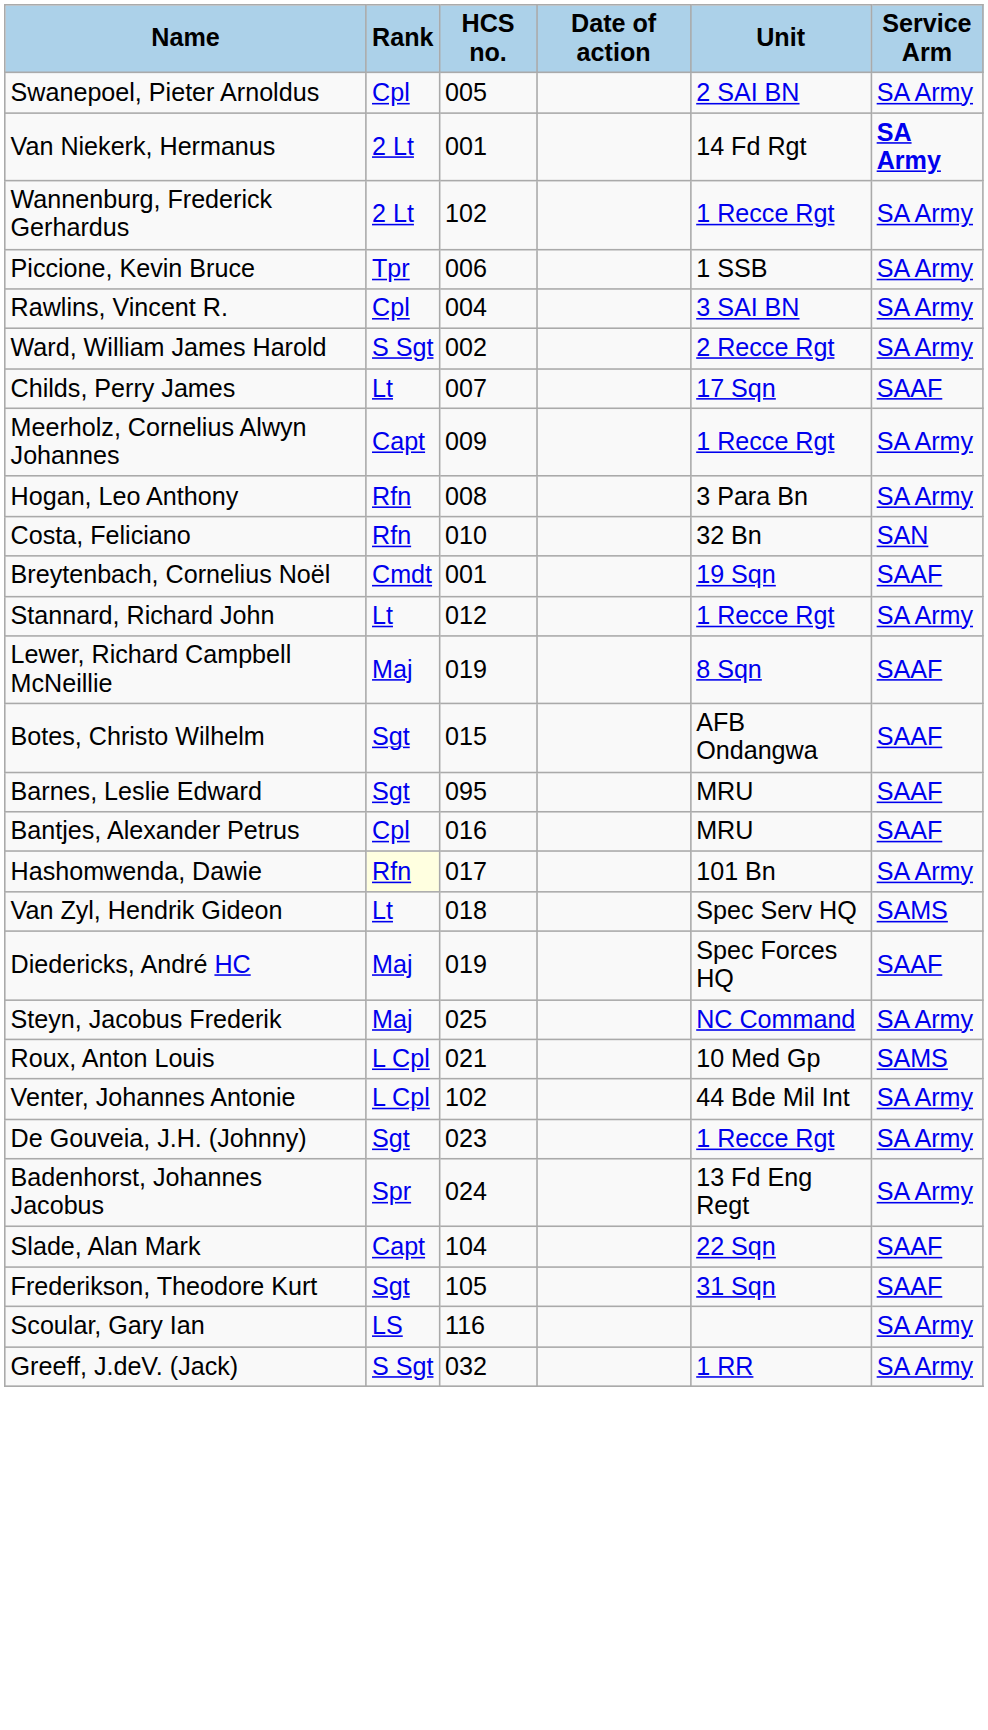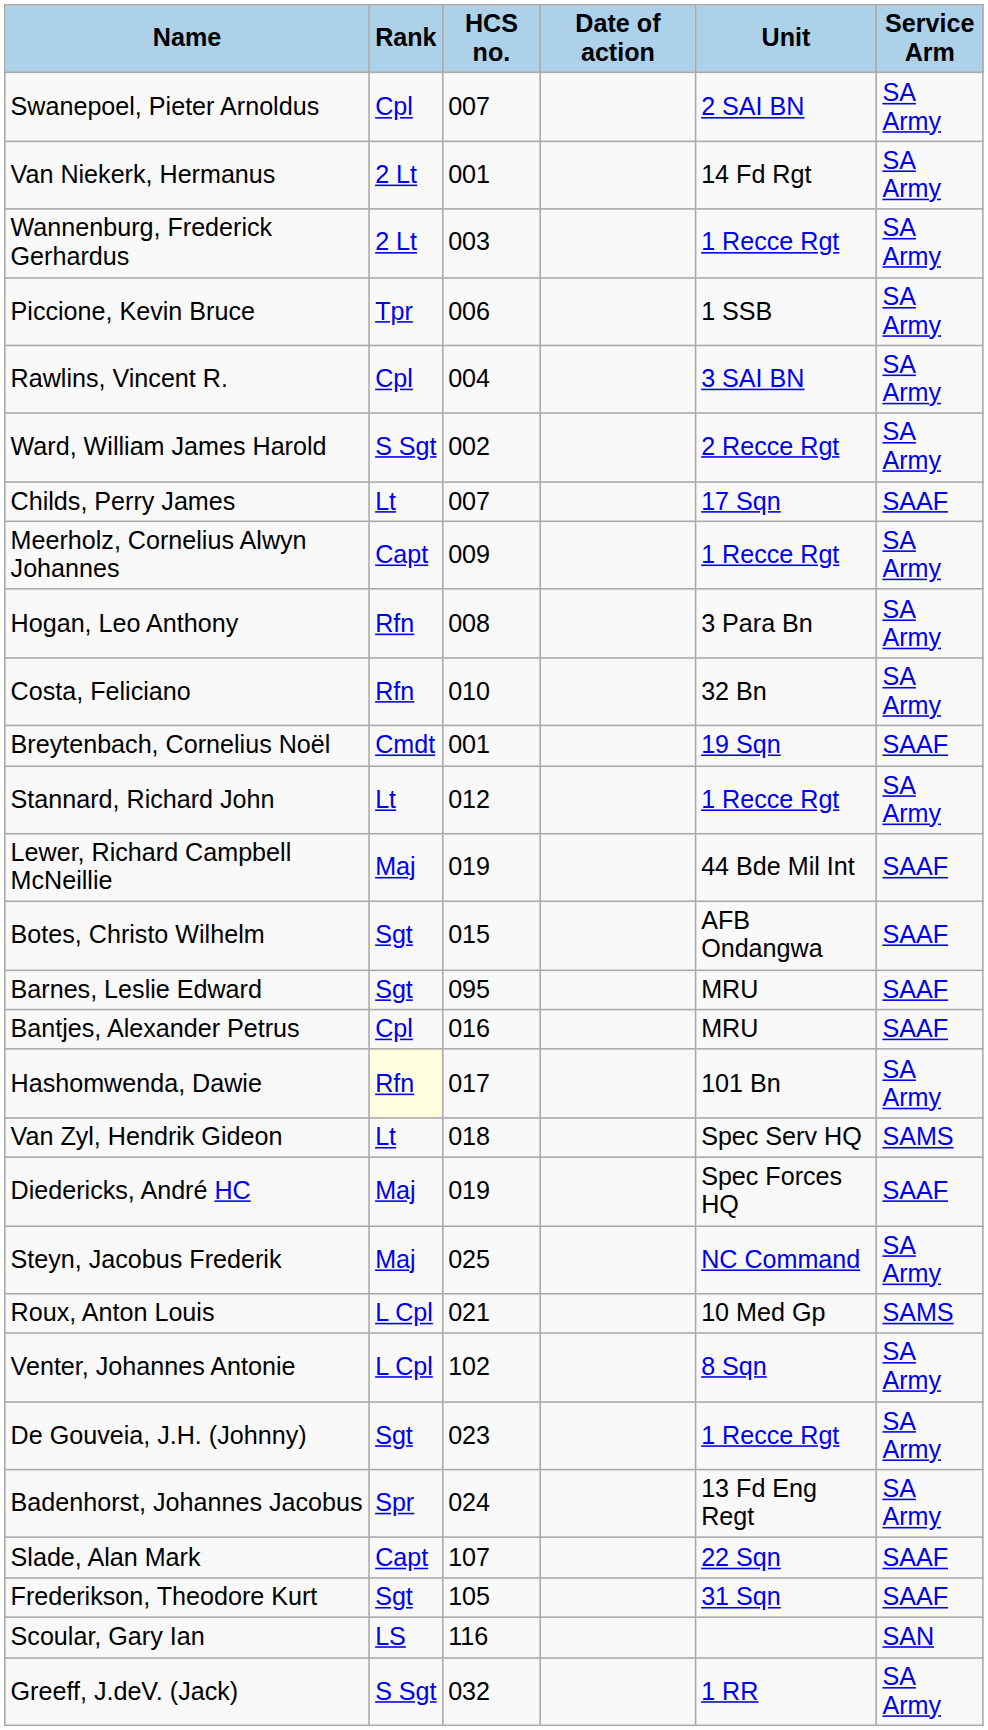(466, 92) 005 -> (469, 106) 007
(909, 146) bold -> (912, 174) normal
(466, 214) 102 -> (469, 242) 003
(903, 535) SAN -> (912, 691) SA Army
(729, 669) 8 Sqn -> (778, 867) 44 Bde Mil Int
(773, 1098) 44 Bde Mil Int -> (734, 1367) 8 Sqn
(466, 1246) 104 -> (469, 1557) 107
(925, 1326) SA Army -> (908, 1637) SAN
